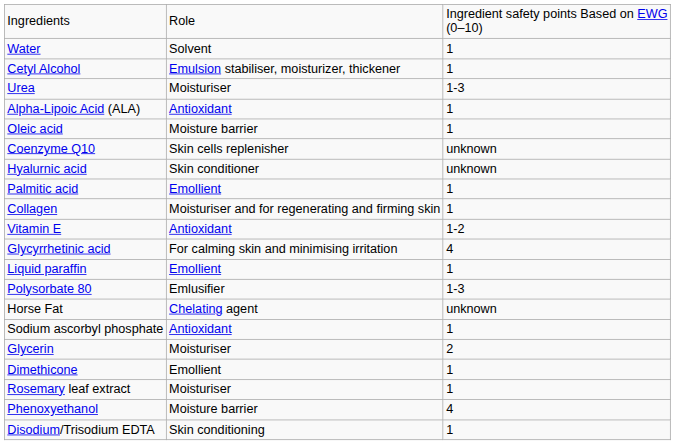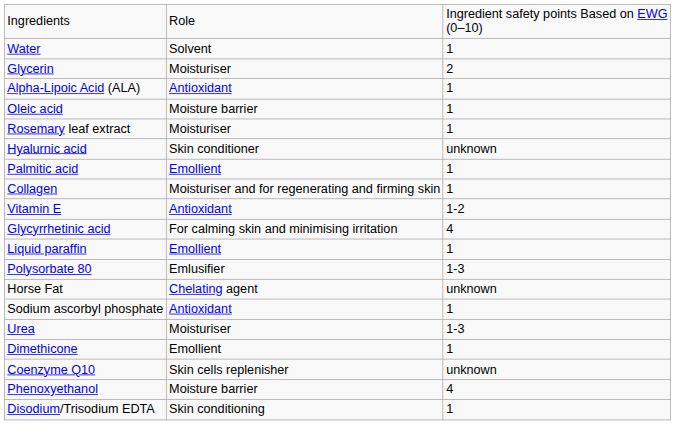- row: (44, 68)
rows swapped: (30, 349) <-> (21, 88)
rows swapped: (51, 149) <-> (69, 389)
